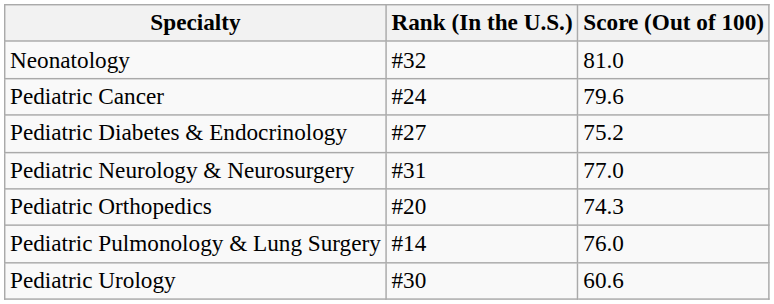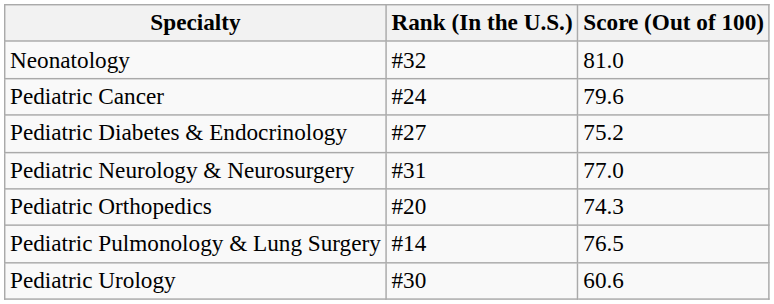(604, 243) 76.0 -> (604, 243) 76.5
